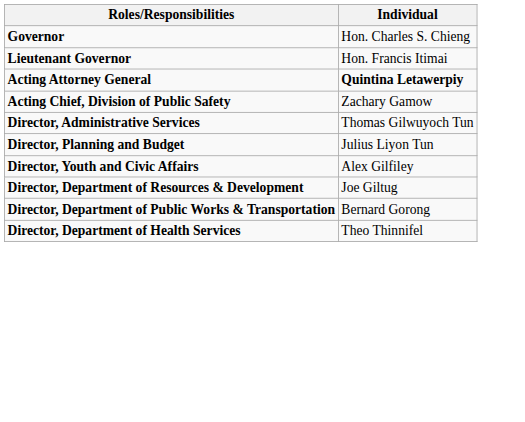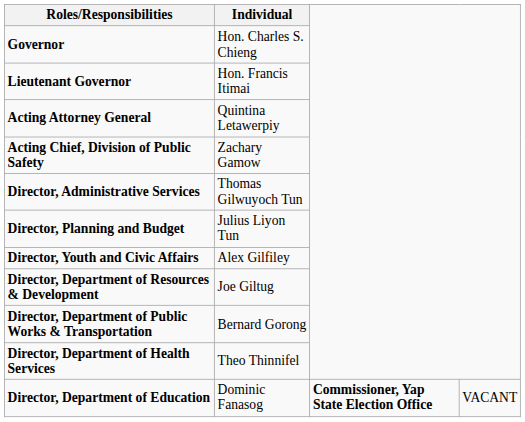(402, 79) bold -> (249, 118) normal
+ row: (109, 397)
